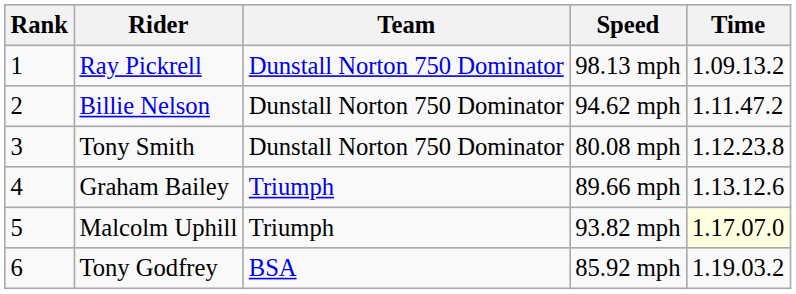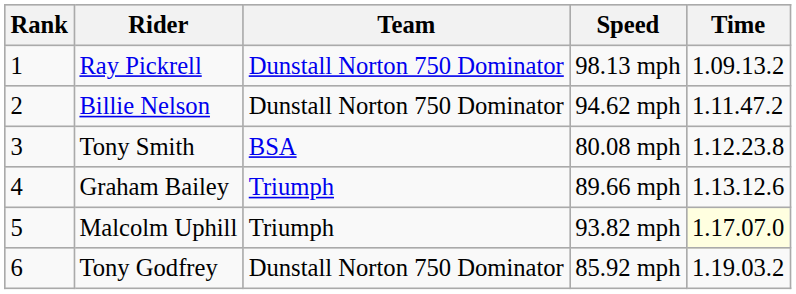(406, 146) Dunstall Norton 750 Dominator -> (273, 146) BSA
(273, 268) BSA -> (406, 268) Dunstall Norton 750 Dominator
